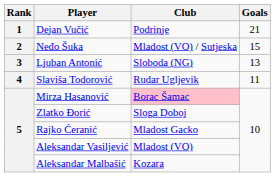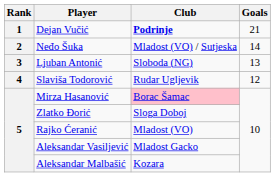(151, 29) normal -> (153, 29) bold
(255, 46) 15 -> (255, 46) 14
(255, 79) 11 -> (255, 79) 12
(166, 130) Mladost Gacko -> (163, 130) Mladost (VO)
(163, 146) Mladost (VO) -> (166, 146) Mladost Gacko
